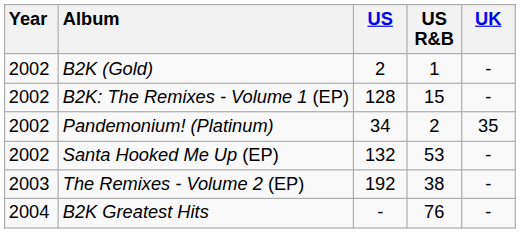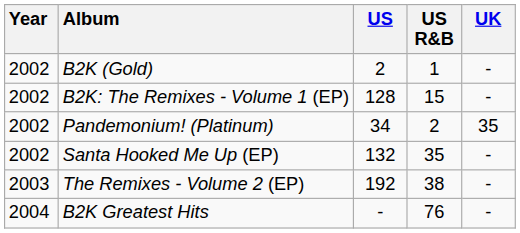(434, 155) 53 -> (434, 155) 35
